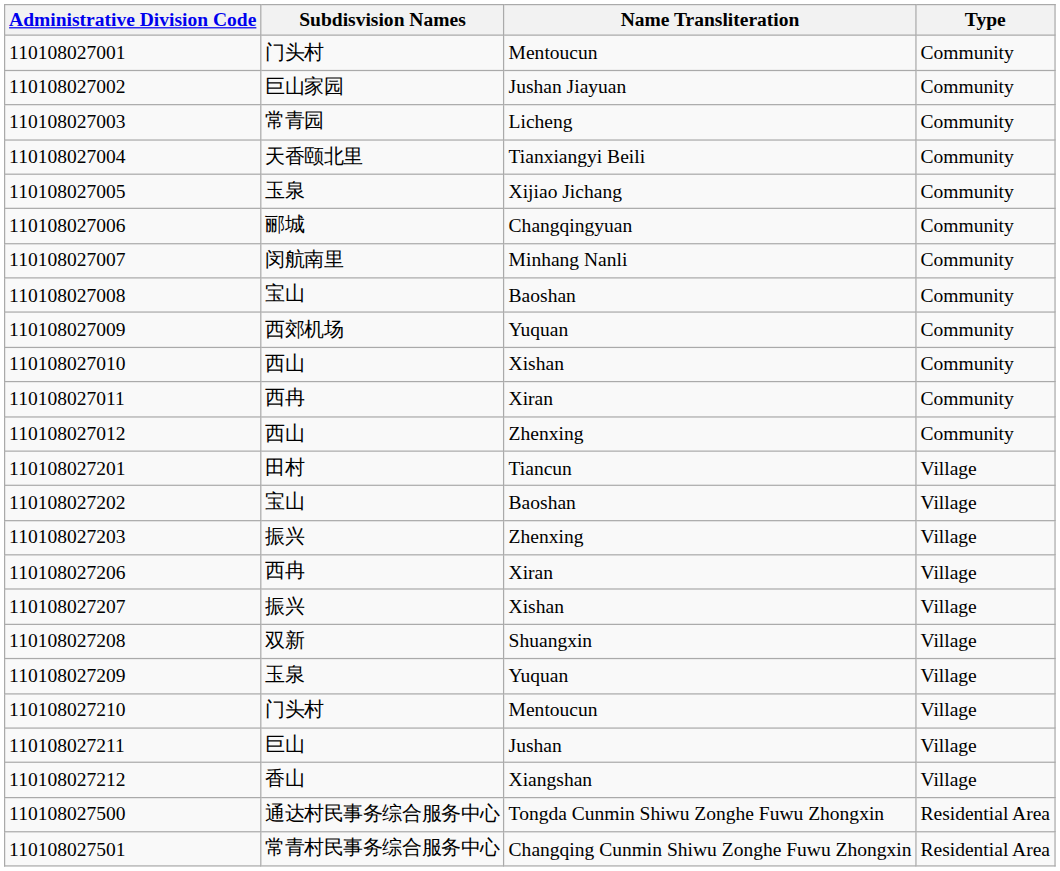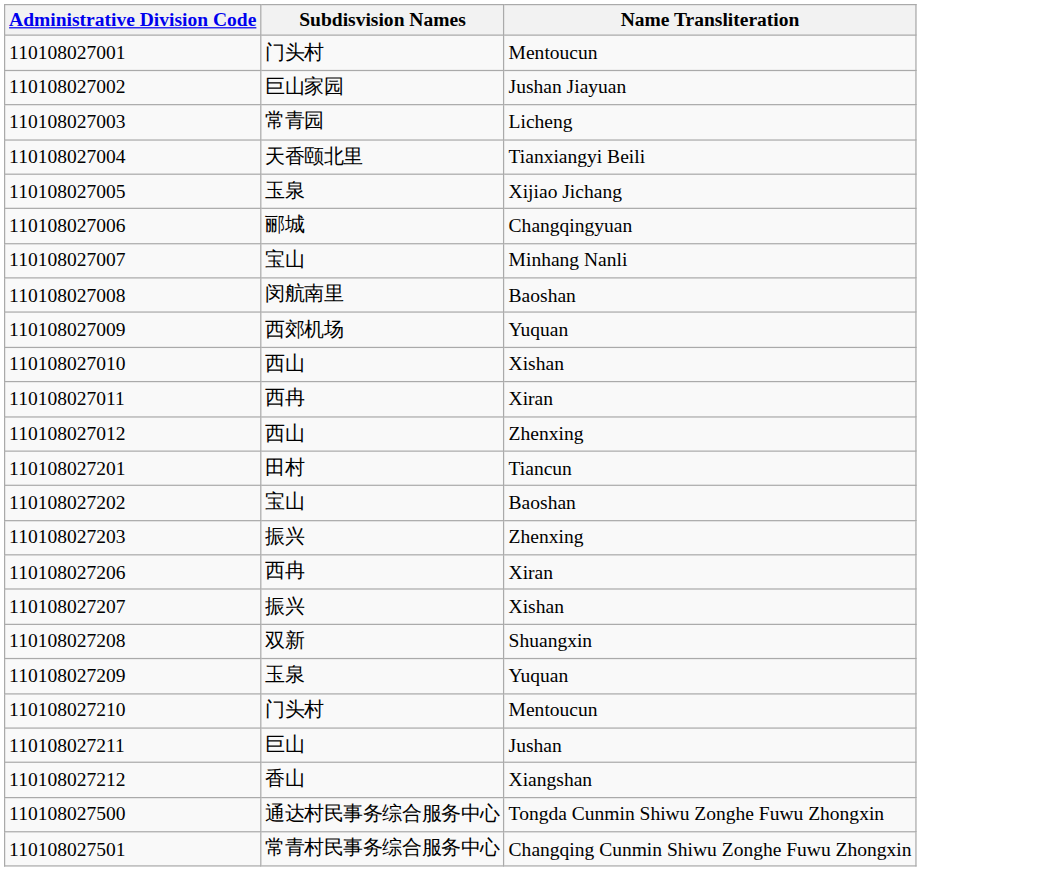- column: (985, 19)
(304, 259) 闵航南里 -> (285, 259) 宝山
(285, 294) 宝山 -> (304, 294) 闵航南里
